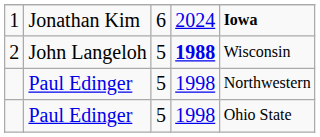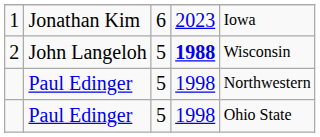(195, 20) 2024 -> (195, 20) 2023
(241, 20) bold -> (240, 20) normal
